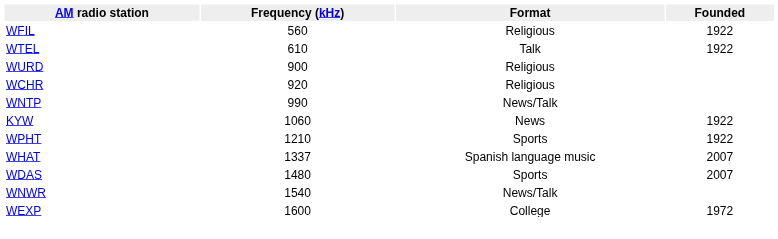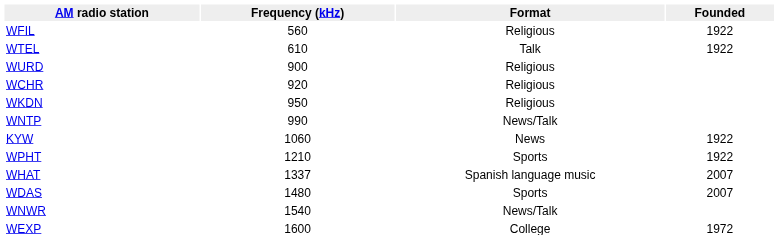+ row: (24, 102)
